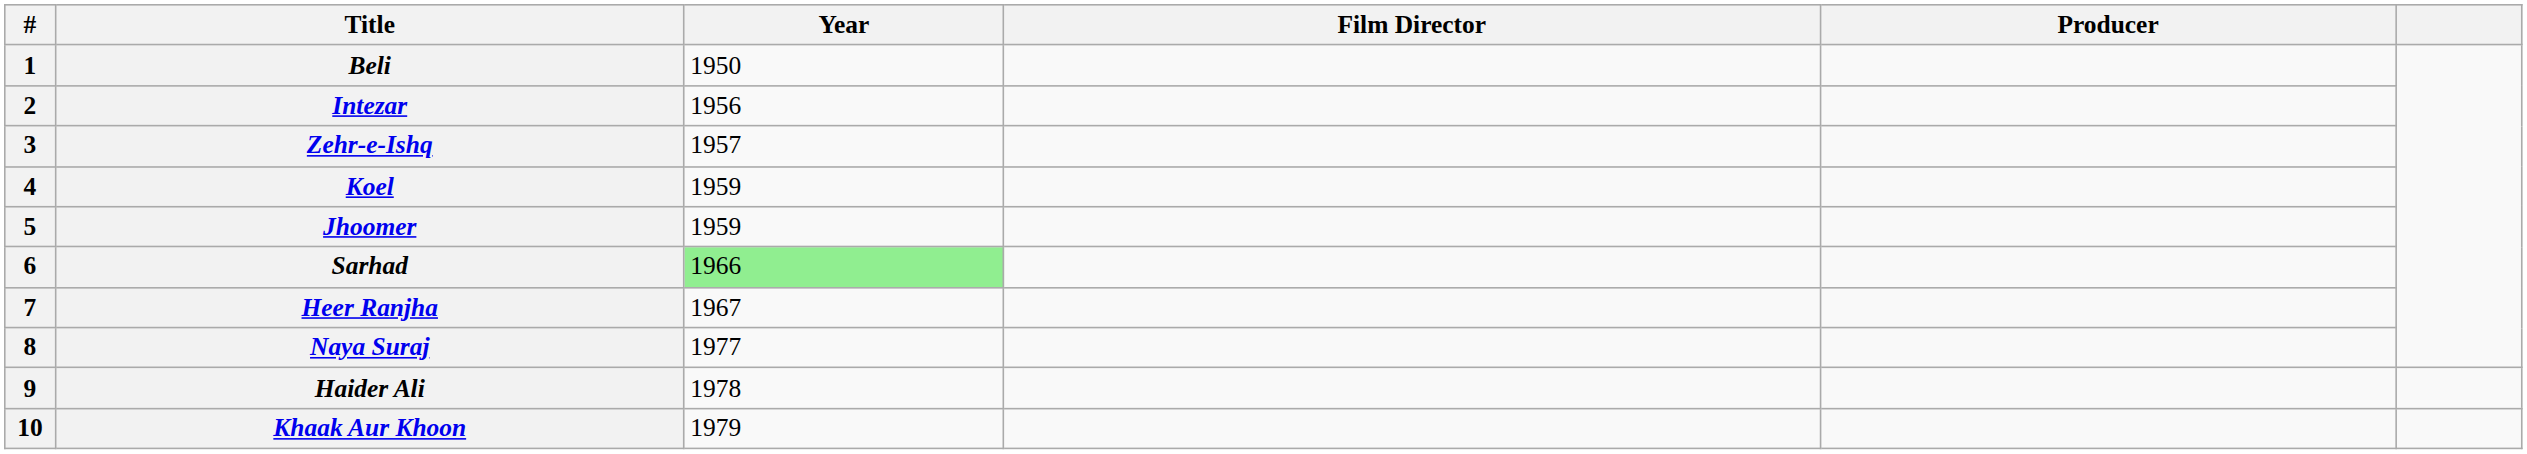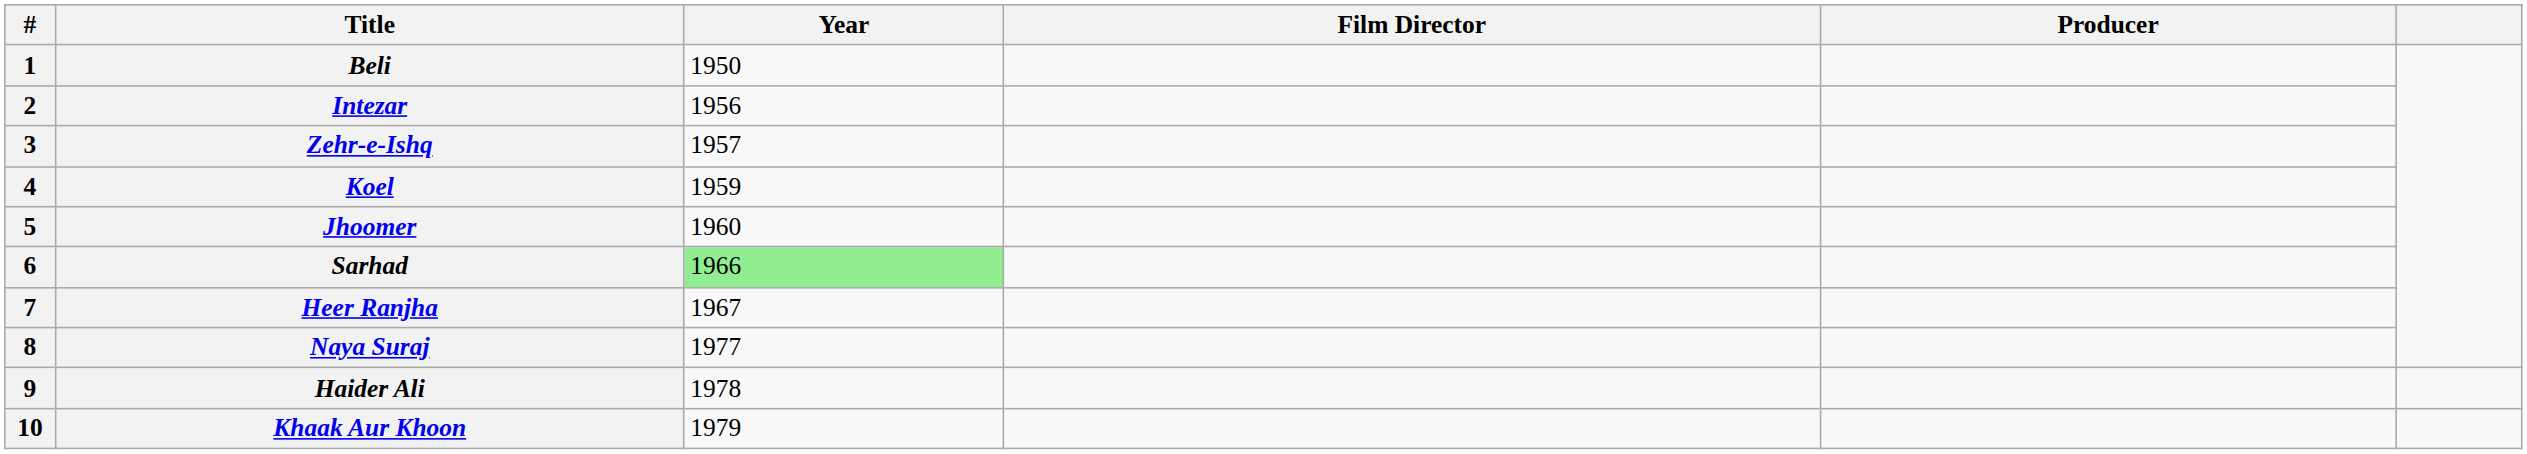(716, 226) 1959 -> (716, 226) 1960
